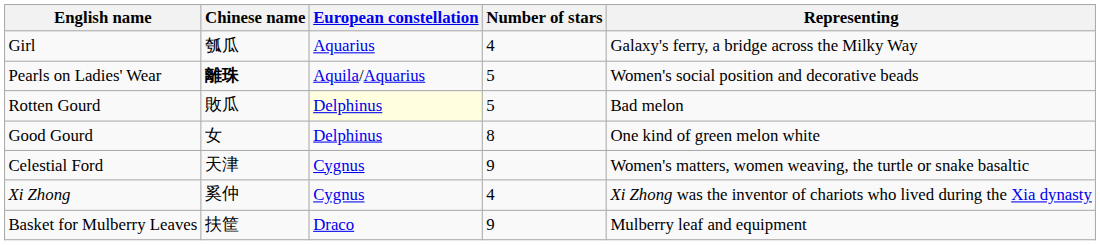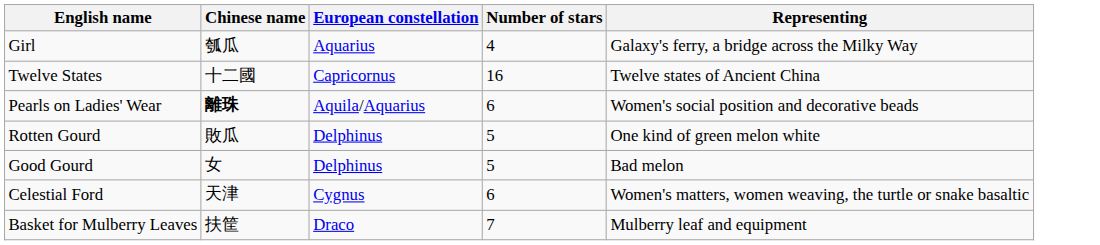+ row: (55, 75)
(490, 75) 5 -> (490, 105) 6
(348, 105) lightyellow background -> (348, 135) no background
(647, 105) Bad melon -> (715, 135) One kind of green melon white
(490, 135) 8 -> (490, 165) 5
(715, 135) One kind of green melon white -> (647, 165) Bad melon
(490, 165) 9 -> (490, 195) 6
- row: (39, 195)
(490, 224) 9 -> (490, 224) 7
